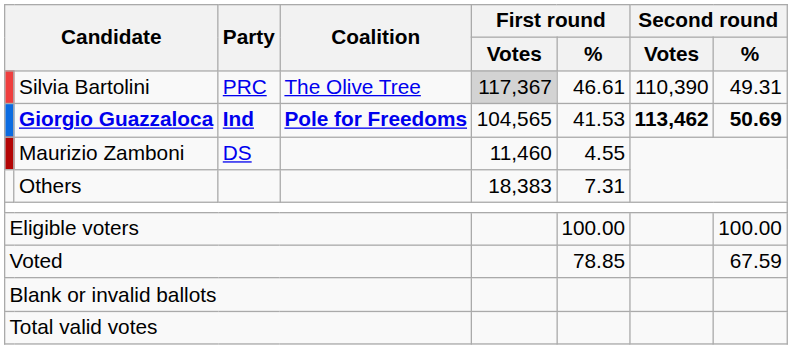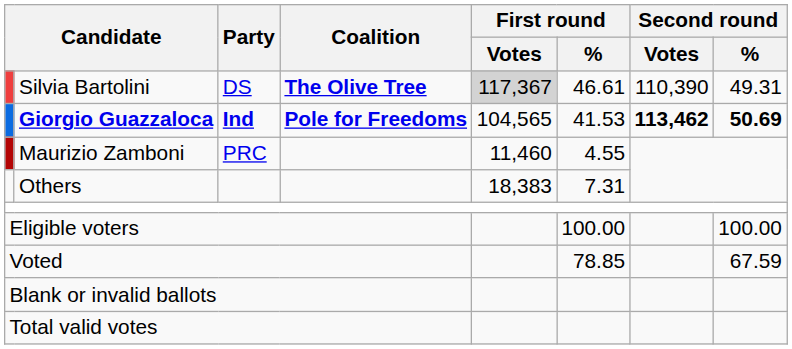(245, 86) PRC -> (237, 86) DS
(353, 86) normal -> (356, 86) bold
(237, 152) DS -> (245, 152) PRC
